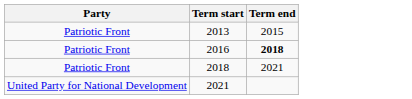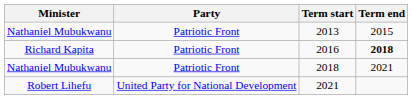+ column: (59, 13)
